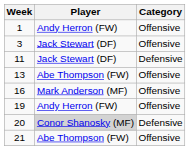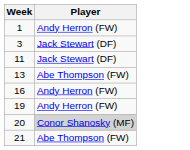- column: (161, 12)
(82, 91) Mark Anderson (MF) -> (77, 91) Andy Herron (FW)
